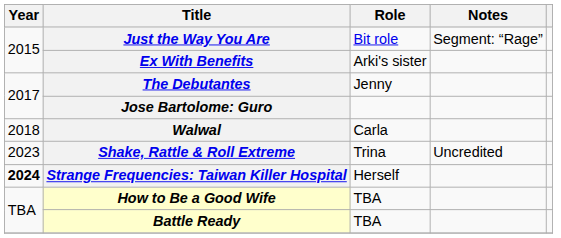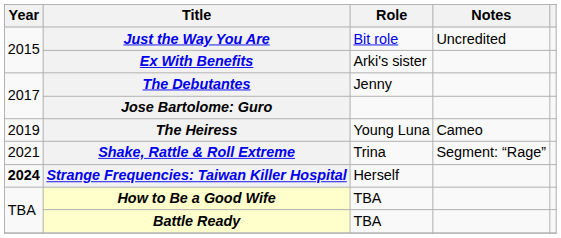(488, 38) Segment: “Rage” -> (471, 38) Uncredited
- row: (197, 130)
+ row: (197, 130)
(24, 152) 2023 -> (24, 152) 2021
(468, 152) Uncredited -> (491, 152) Segment: “Rage”
